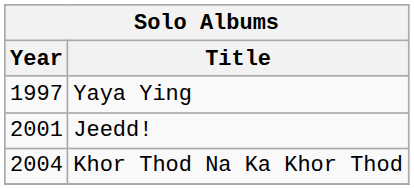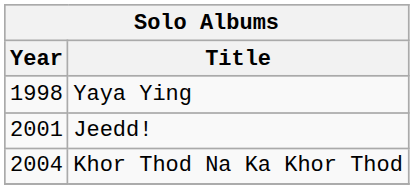(36, 94) 1997 -> (36, 94) 1998
